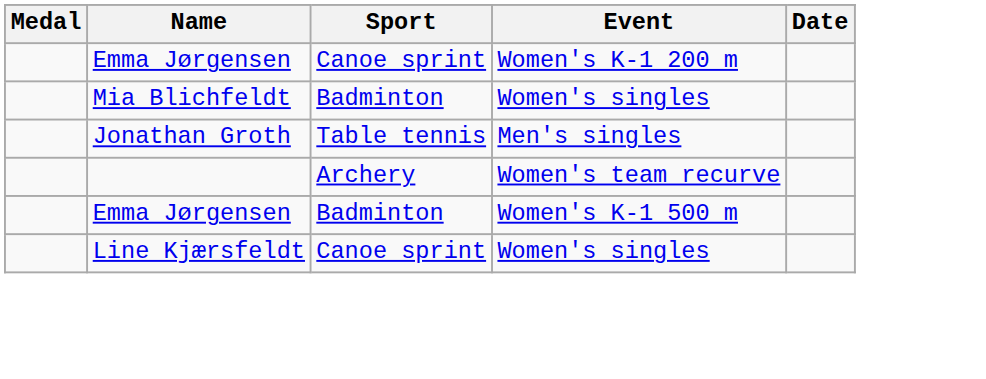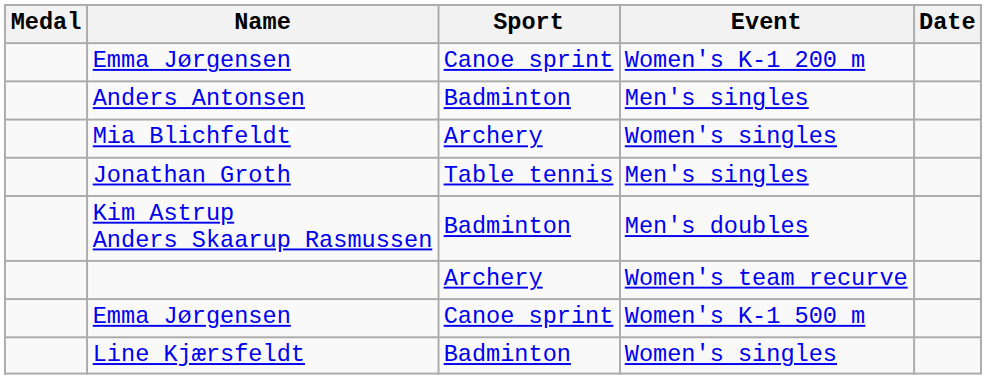+ row: (199, 101)
(380, 101) Badminton -> (493, 139) Archery
+ row: (263, 228)
(380, 215) Badminton -> (529, 318) Canoe sprint
(401, 253) Canoe sprint -> (507, 356) Badminton
